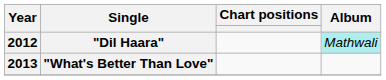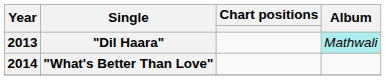(22, 42) 2012 -> (22, 42) 2013
(22, 63) 2013 -> (22, 63) 2014
